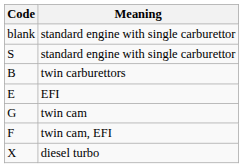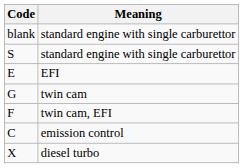- row: (11, 73)
+ row: (11, 133)
